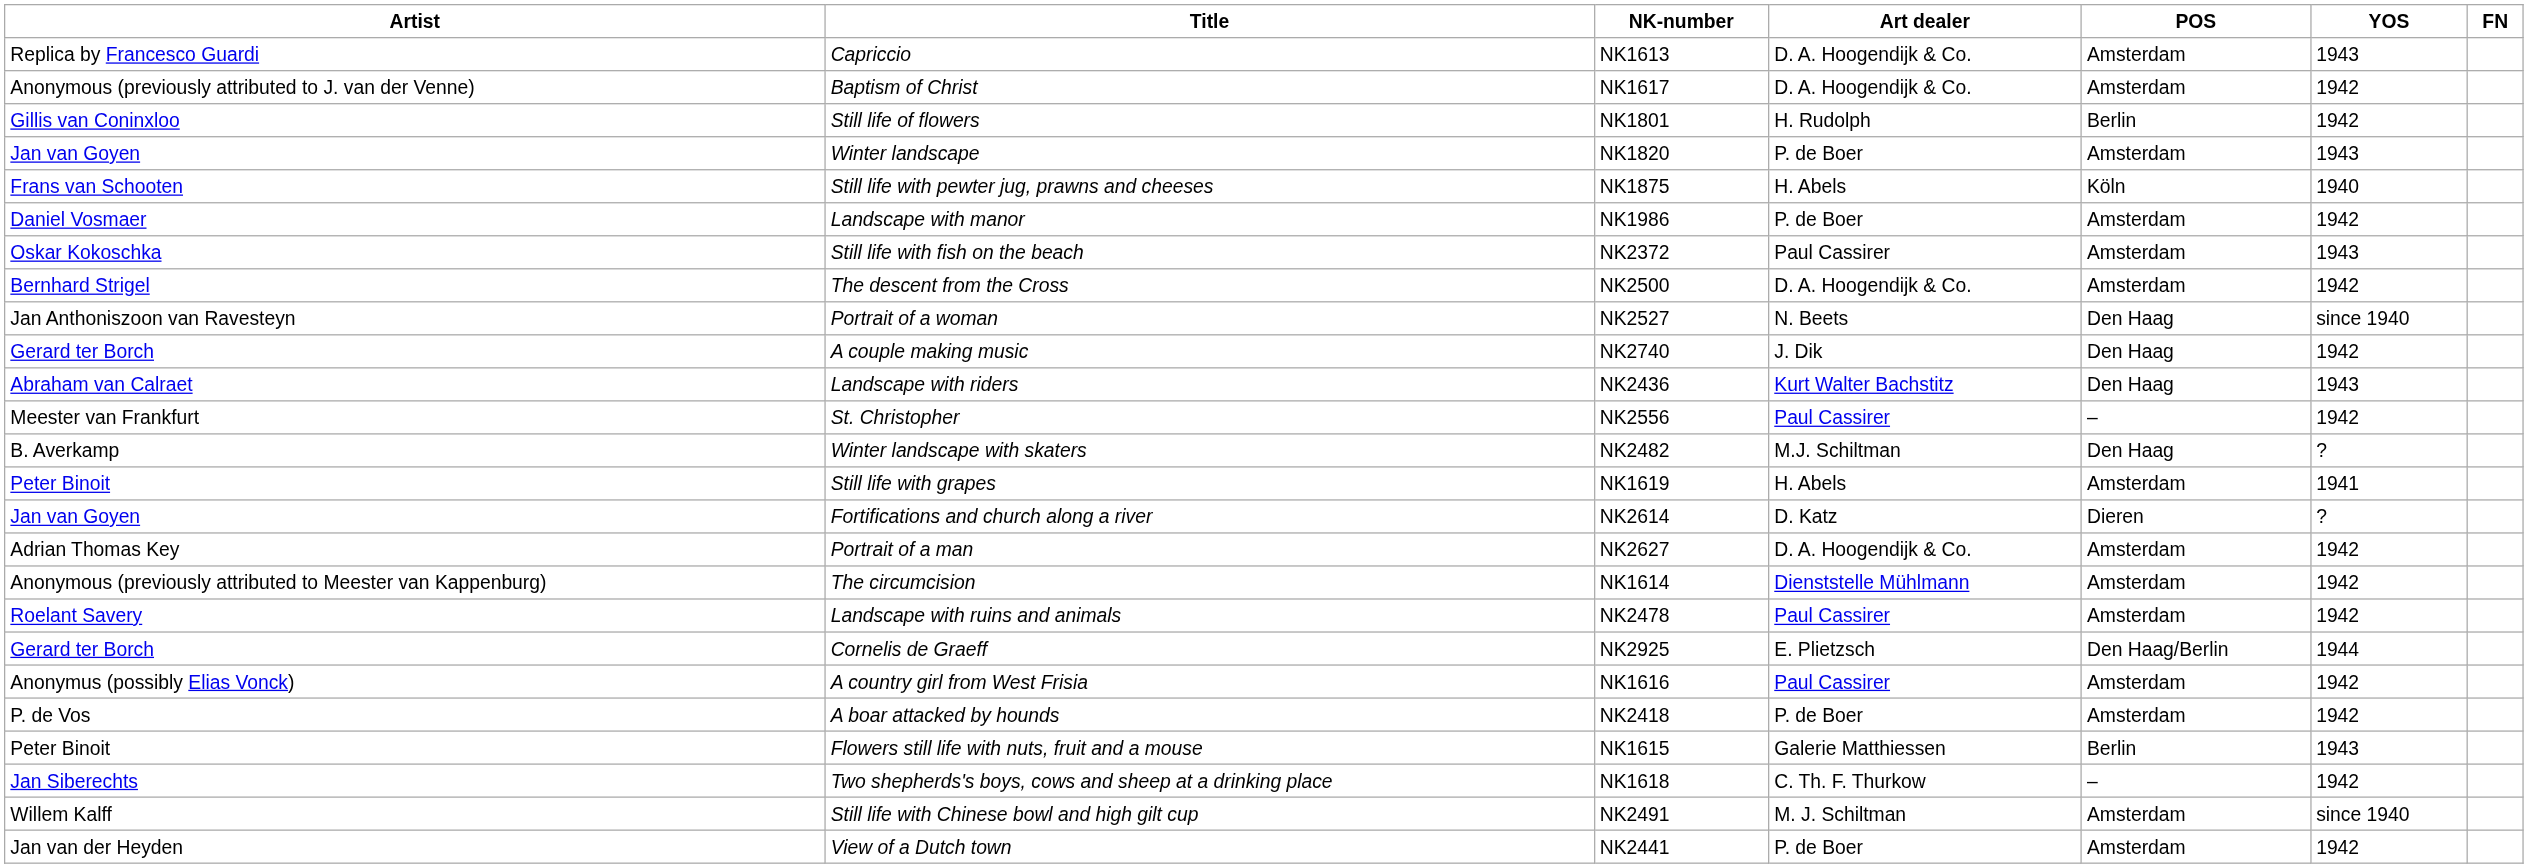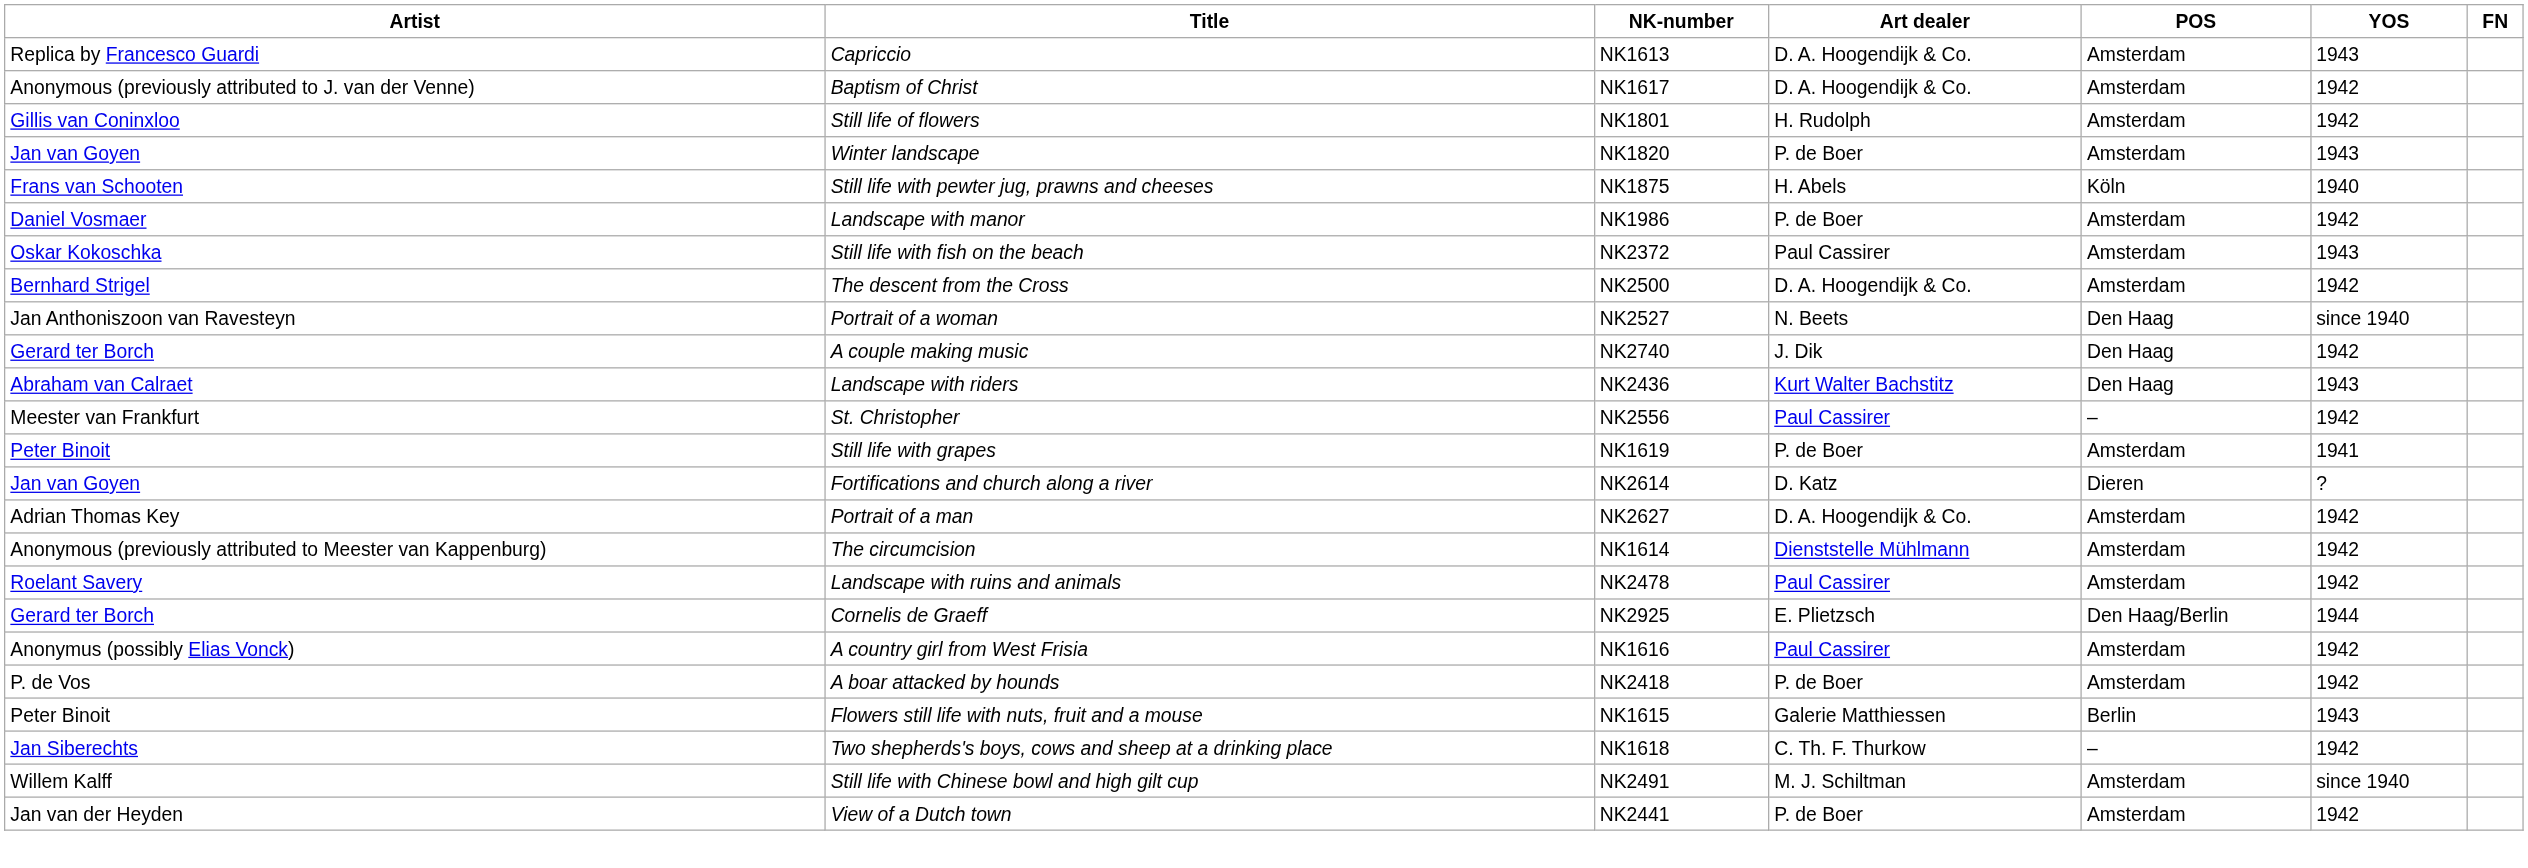(2112, 120) Berlin -> (2136, 120) Amsterdam
- row: (959, 450)
(1810, 483) H. Abels -> (1819, 450) P. de Boer
